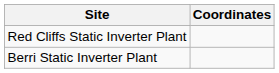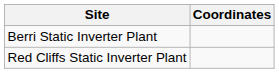rows swapped: (97, 36) <-> (82, 57)
